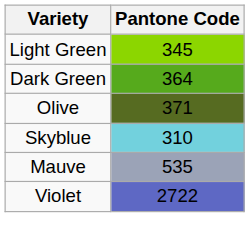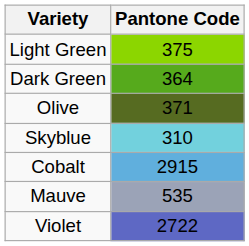(177, 49) 345 -> (177, 49) 375
+ row: (58, 166)
